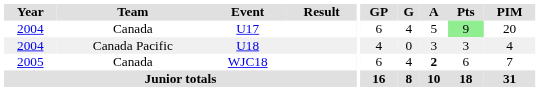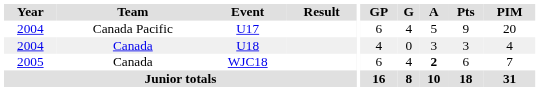(133, 28) Canada -> (133, 28) Canada Pacific
(466, 28) lightgreen background -> (466, 28) no background
(133, 45) Canada Pacific -> (133, 45) Canada
